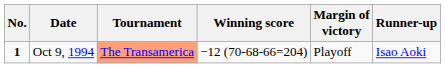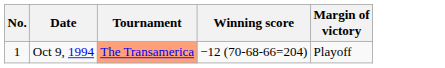- column: (406, 23)
(17, 52) bold -> (17, 52) normal
